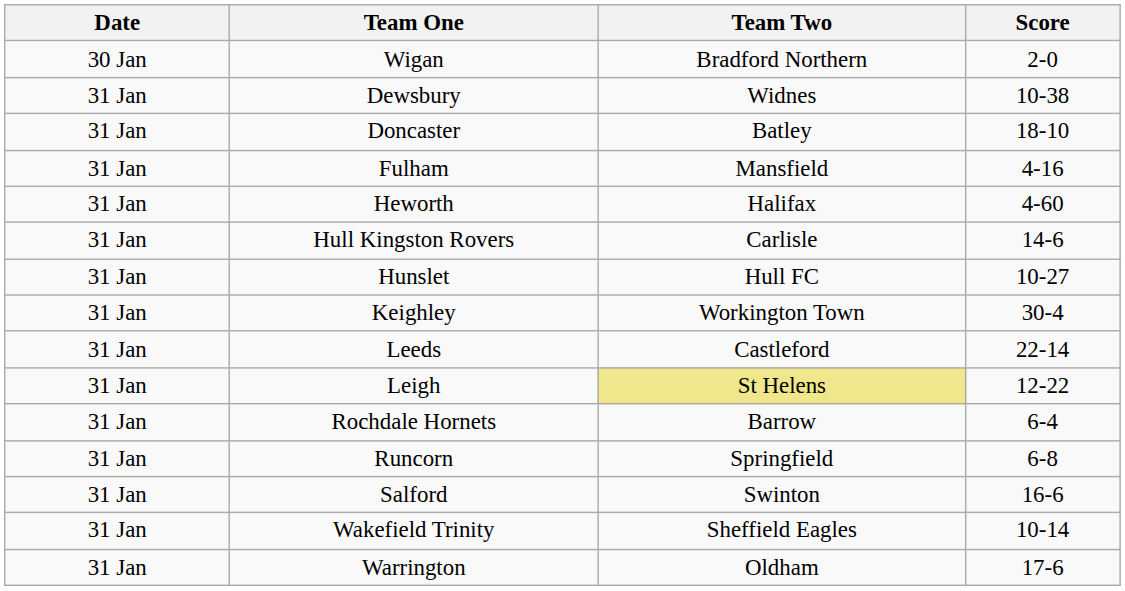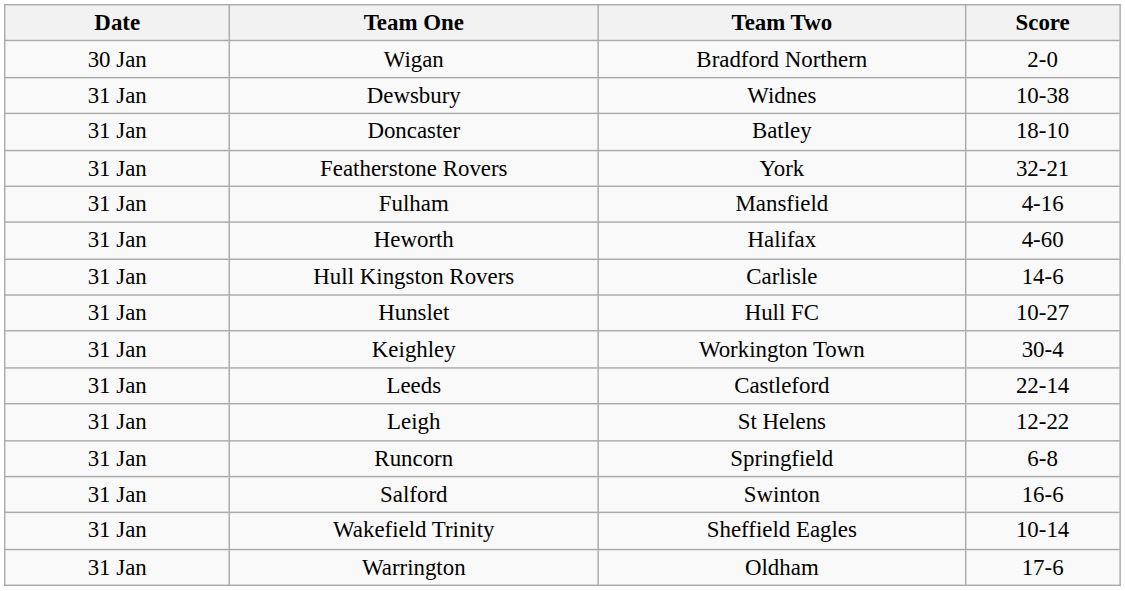+ row: (414, 167)
(782, 385) khaki background -> (782, 421) no background
- row: (414, 421)
